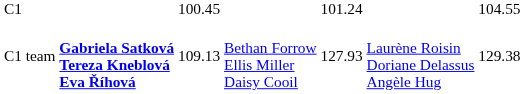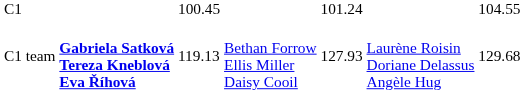(199, 56) 109.13 -> (199, 56) 119.13
(499, 56) 129.38 -> (499, 56) 129.68
